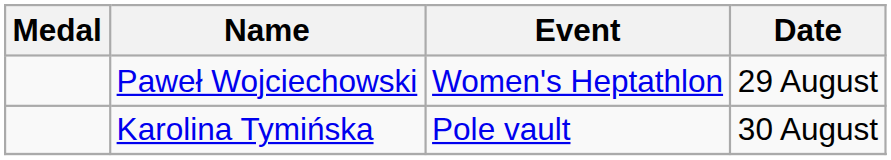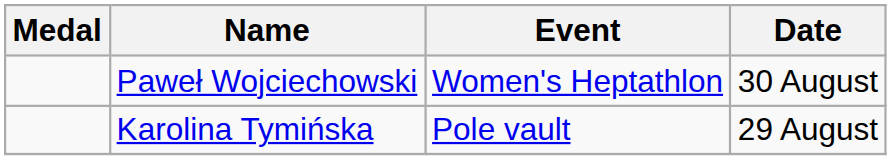(808, 80) 29 August -> (808, 80) 30 August
(808, 130) 30 August -> (808, 130) 29 August
